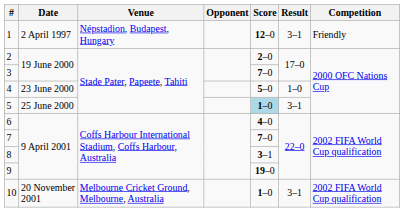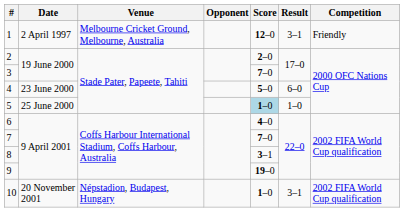(124, 34) Népstadion, Budapest, Hungary -> (135, 34) Melbourne Cricket Ground, Melbourne, Australia
(295, 89) 1–0 -> (295, 89) 6–0
(295, 105) 3–1 -> (295, 105) 1–0
(135, 193) Melbourne Cricket Ground, Melbourne, Australia -> (124, 193) Népstadion, Budapest, Hungary
